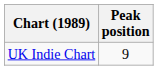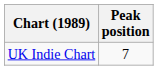(126, 53) 9 -> (126, 53) 7
